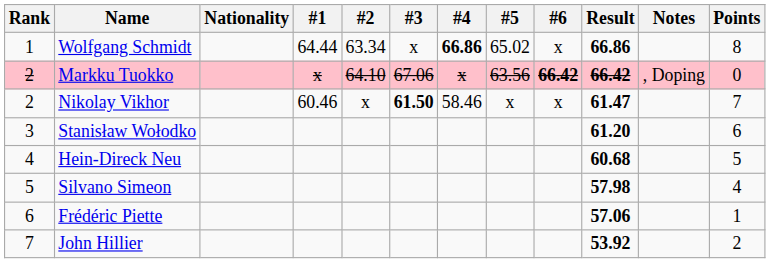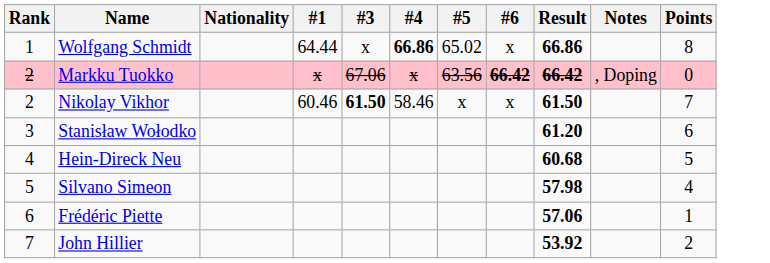- column: (366, 18)
(610, 103) 61.47 -> (562, 103) 61.50
